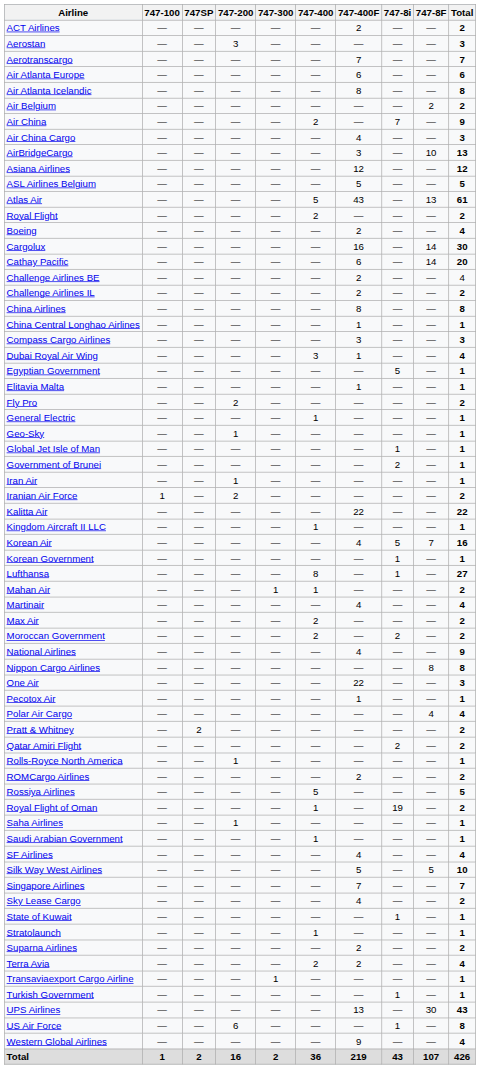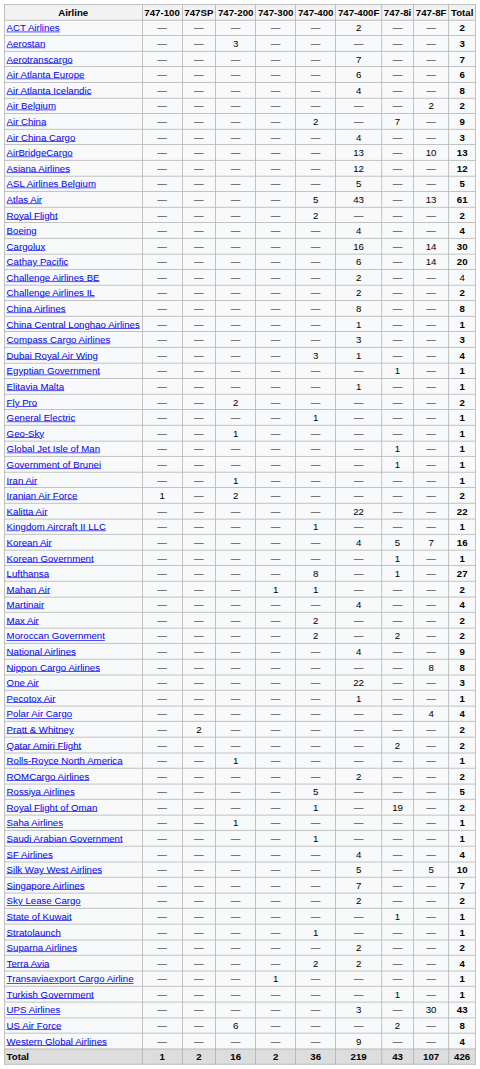(359, 90) 8 -> (359, 90) 4
(359, 152) 3 -> (359, 152) 13
(359, 230) 2 -> (359, 230) 4
(398, 371) 5 -> (398, 371) 1
(398, 464) 2 -> (398, 464) 1
(359, 901) 4 -> (359, 901) 2
(359, 1010) 13 -> (359, 1010) 3
(398, 1025) 1 -> (398, 1025) 2
